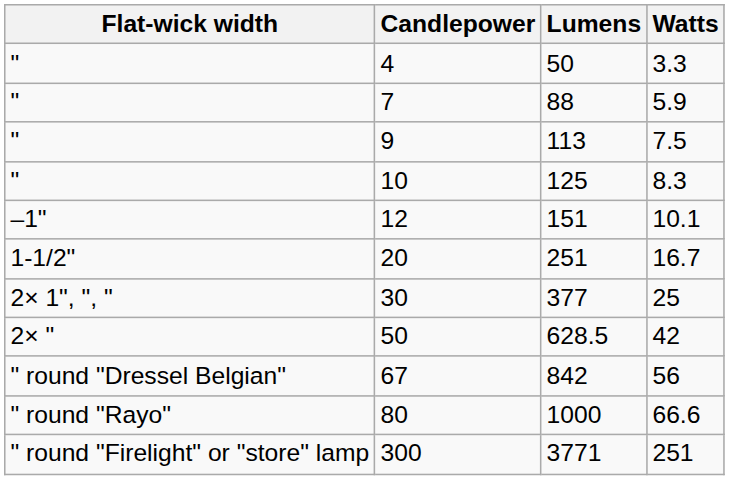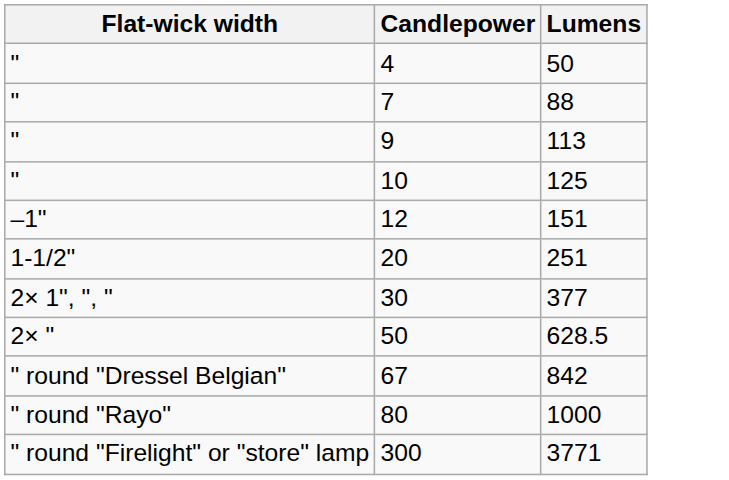- column: (686, 24)
